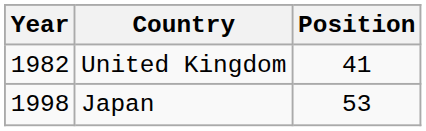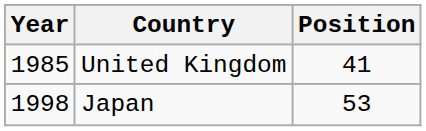(40, 65) 1982 -> (40, 65) 1985
